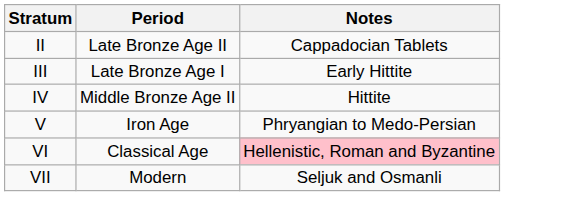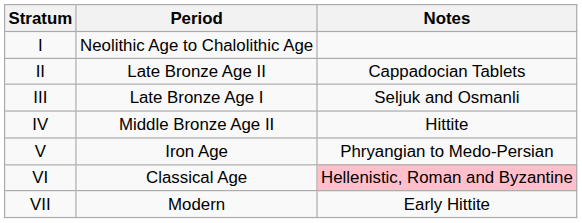+ row: (40, 45)
(369, 72) Early Hittite -> (447, 98) Seljuk and Osmanli
(369, 178) Seljuk and Osmanli -> (447, 205) Early Hittite
